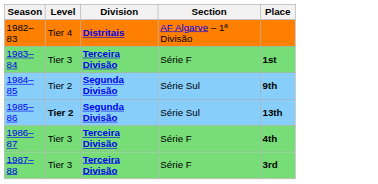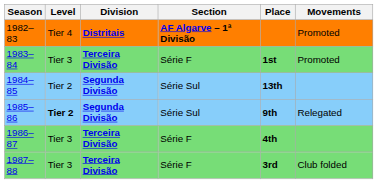+ column: (334, 12)
(194, 33) normal -> (196, 33) bold
(270, 86) 9th -> (272, 86) 13th
(272, 112) 13th -> (270, 112) 9th
